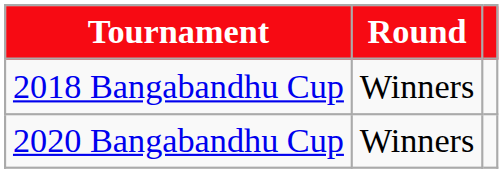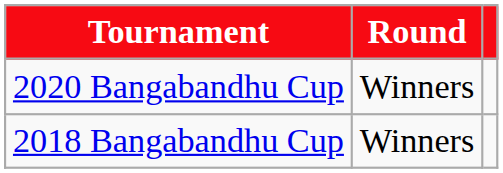rows swapped: (178, 85) <-> (178, 140)
